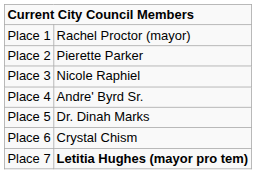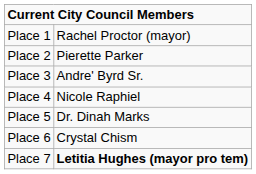(98, 76) Nicole Raphiel -> (100, 76) Andre' Byrd Sr.
(100, 96) Andre' Byrd Sr. -> (98, 96) Nicole Raphiel
